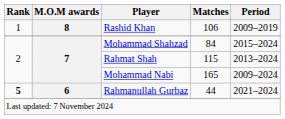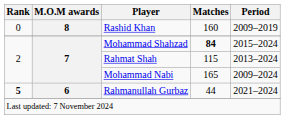(18, 28) 1 -> (18, 28) 0
(211, 28) 106 -> (211, 28) 160
(211, 43) normal -> (211, 43) bold
